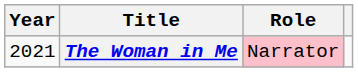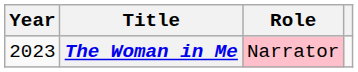(32, 52) 2021 -> (32, 52) 2023
